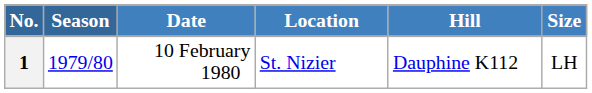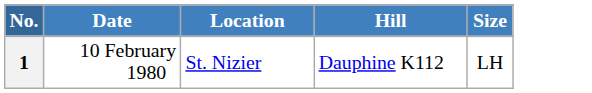- column: (80, 20)
